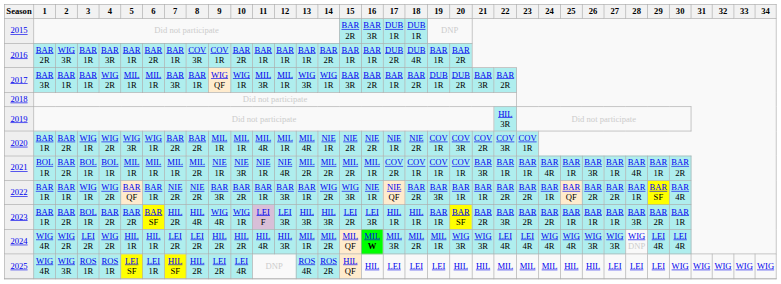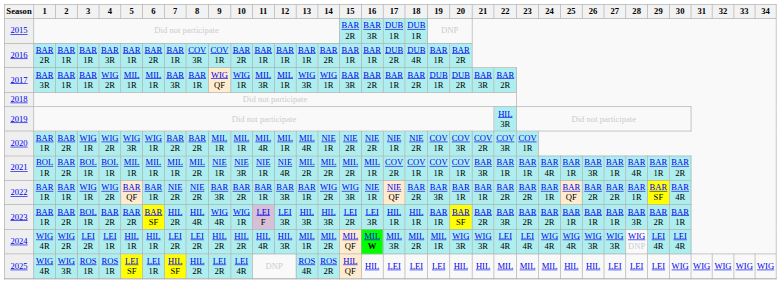(66, 55) WIG 3R -> (66, 55) BAR 1R
(110, 241) WIG 2R -> (110, 241) LEI 1R
